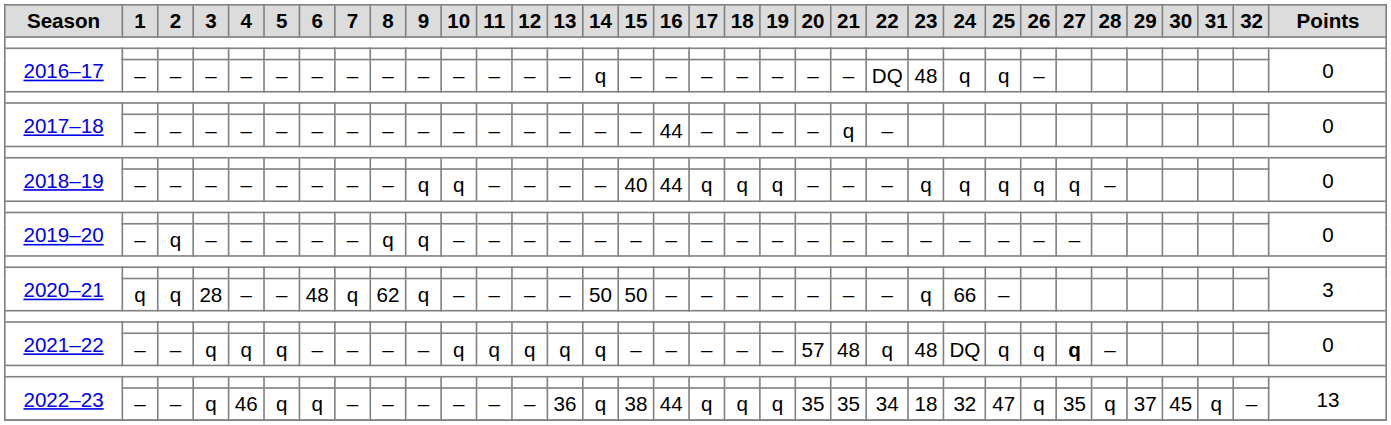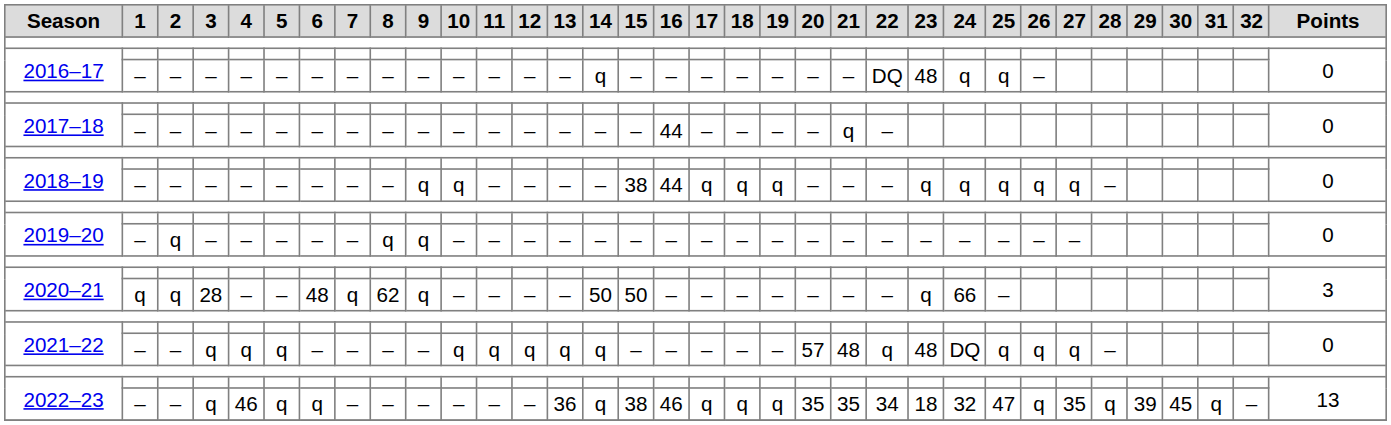(636, 185) 40 -> (636, 185) 38
(1074, 349) bold -> (1074, 349) normal
(671, 404) 44 -> (671, 404) 46
(1145, 404) 37 -> (1145, 404) 39
